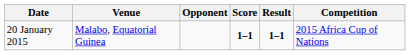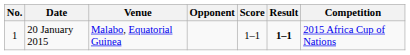+ column: (15, 12)
(245, 35) bold -> (252, 35) normal
